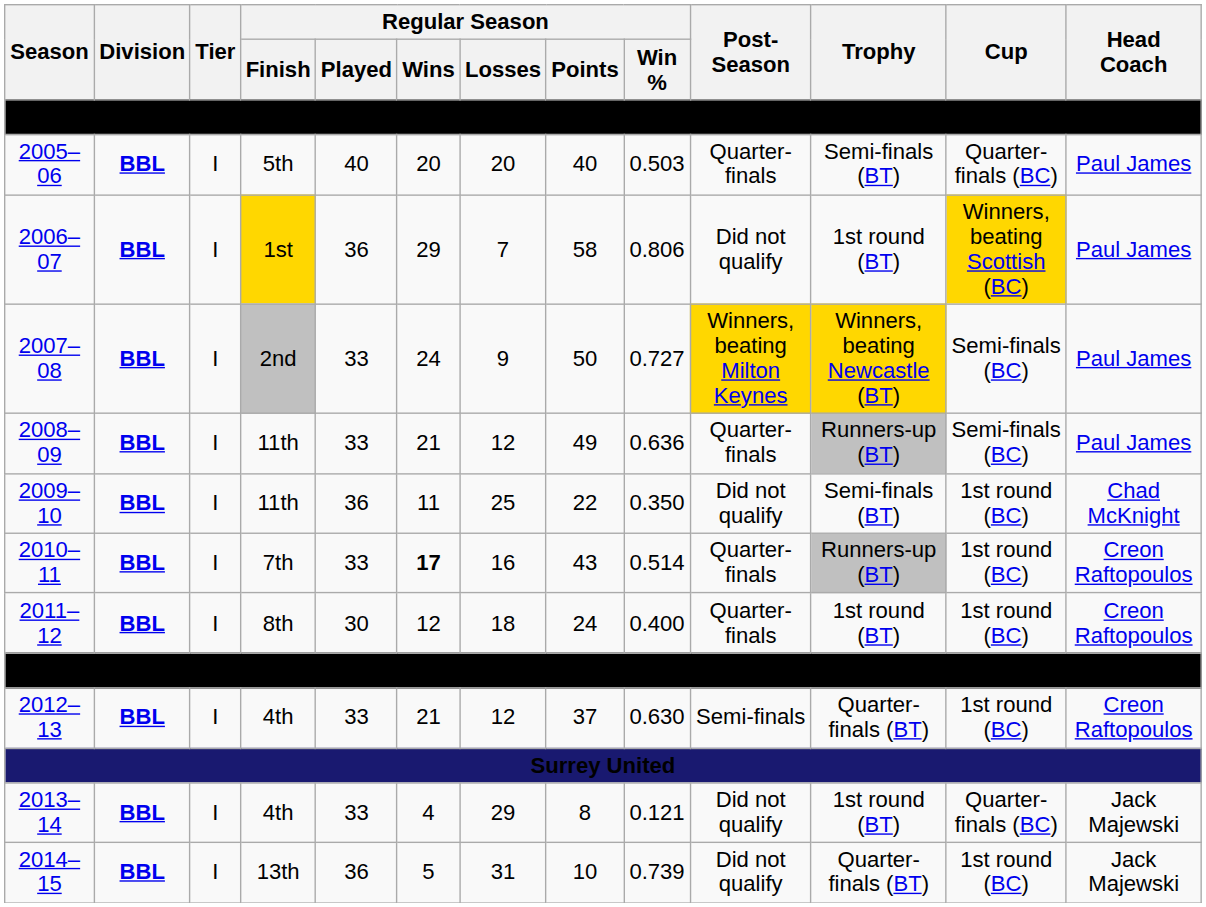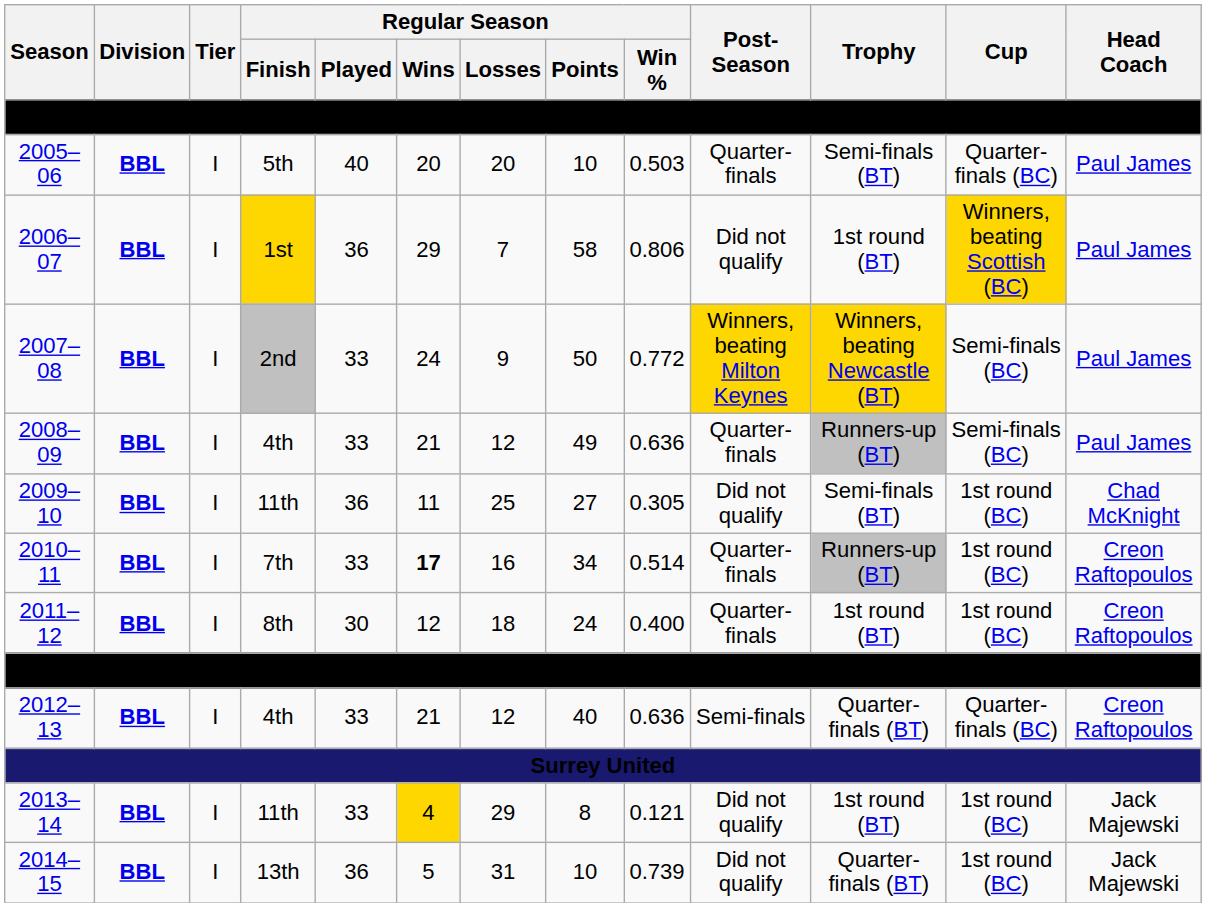(585, 164) 40 -> (585, 164) 10
(657, 358) 0.727 -> (657, 358) 0.772
(278, 443) 11th -> (278, 443) 4th
(585, 503) 22 -> (585, 503) 27
(657, 503) 0.350 -> (657, 503) 0.305
(585, 562) 43 -> (585, 562) 34
(585, 717) 37 -> (585, 717) 40
(657, 717) 0.630 -> (657, 717) 0.636
(1006, 717) 1st round (BC) -> (1006, 717) Quarter-finals (BC)
(278, 812) 4th -> (278, 812) 11th
(428, 812) no background -> (428, 812) gold background
(1006, 812) Quarter-finals (BC) -> (1006, 812) 1st round (BC)
